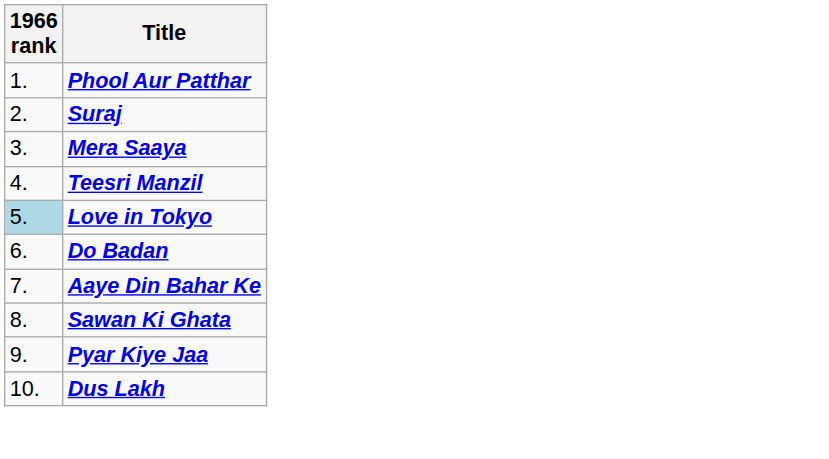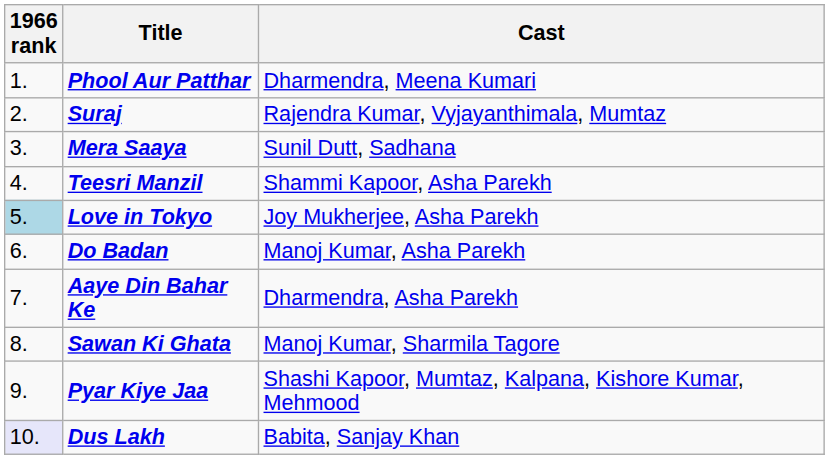+ column: (541, 33)
(25, 388) no background -> (25, 437) lavender background
